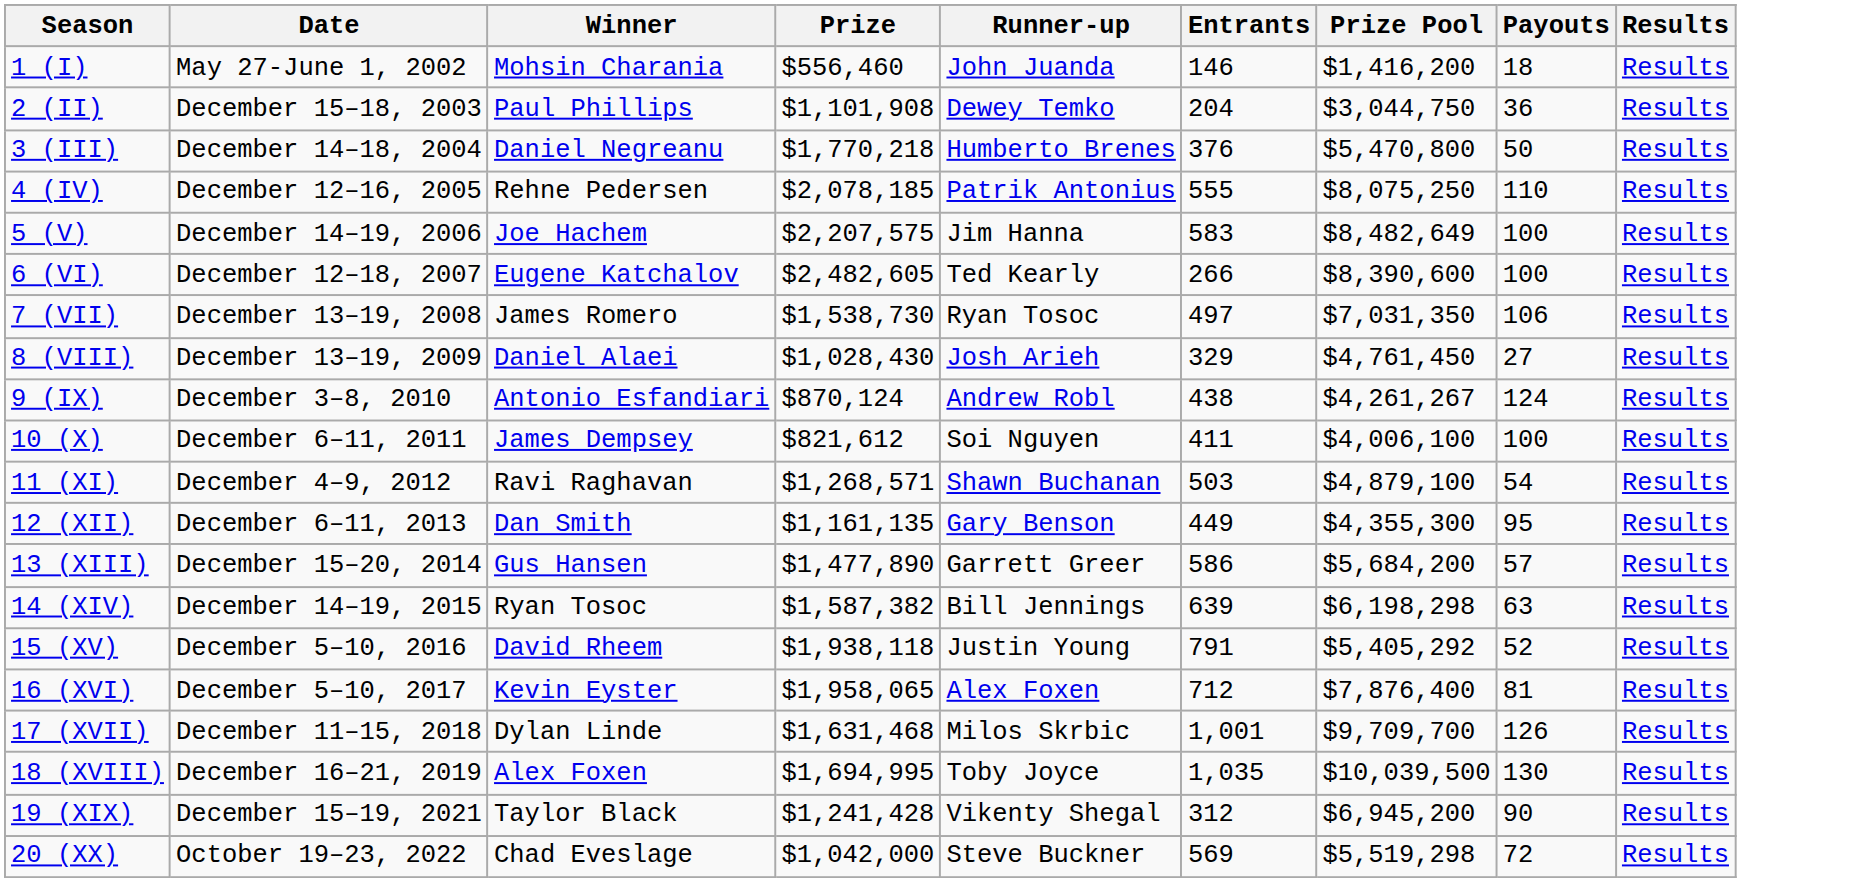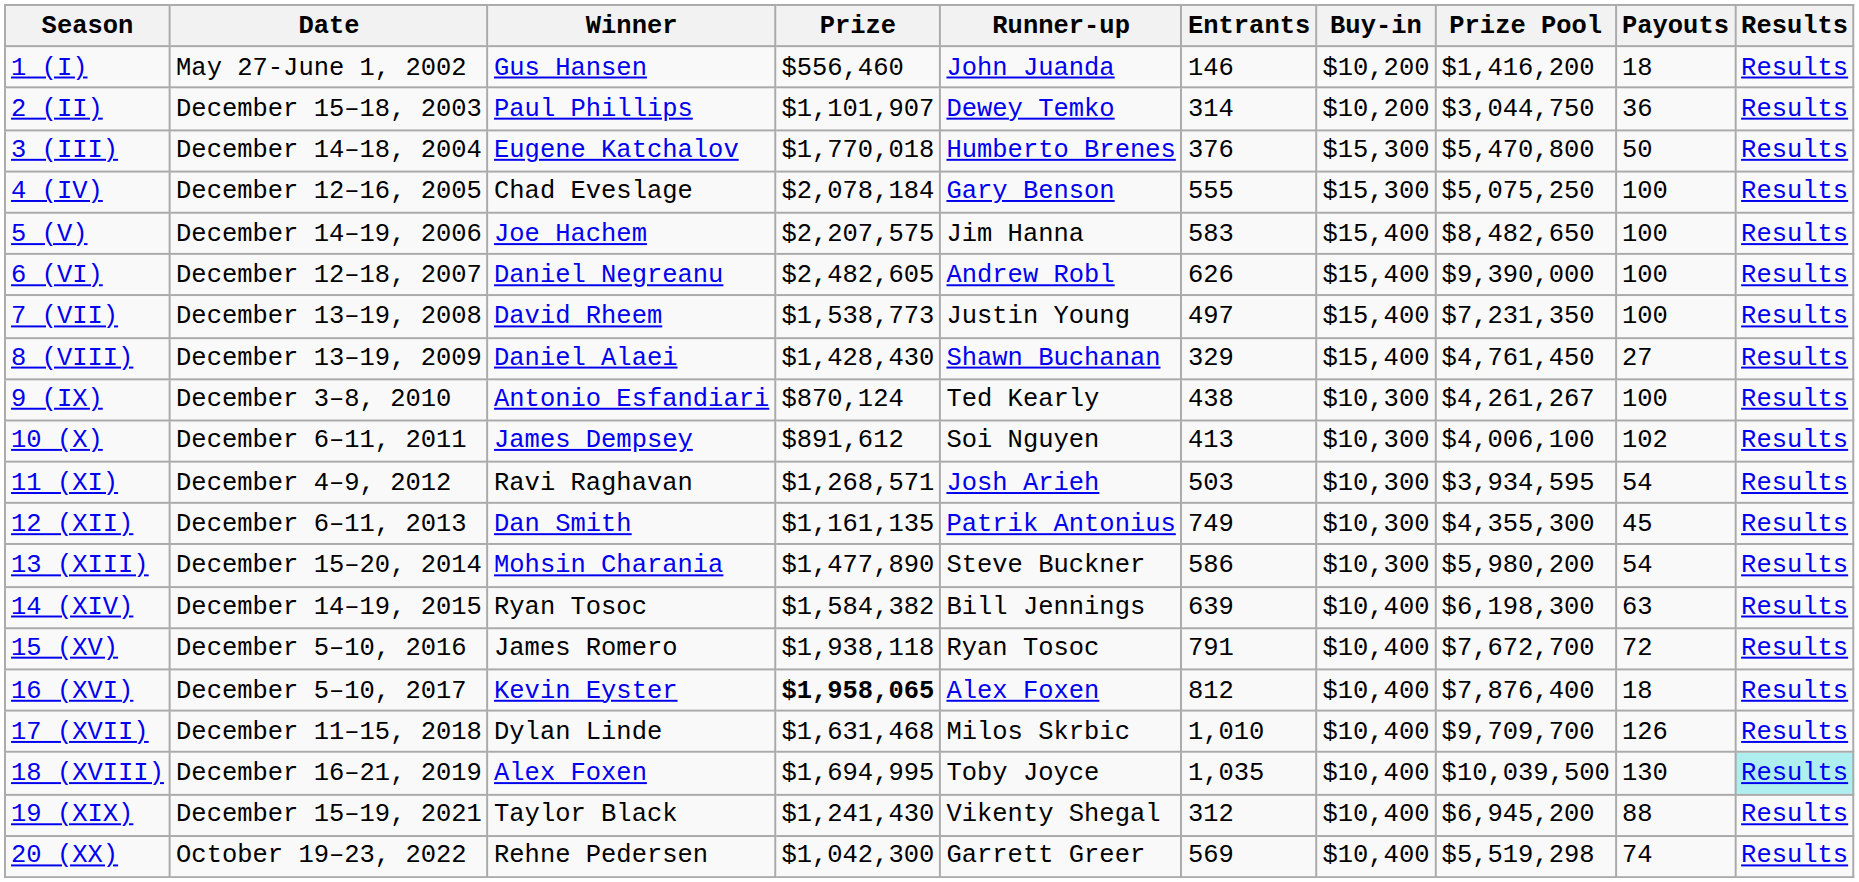+ column: (1376, 26)
(609, 67) Mohsin Charania -> (570, 67) Gus Hansen
(858, 109) $1,101,908 -> (858, 109) $1,101,907
(1211, 109) 204 -> (1211, 109) 314
(609, 150) Daniel Negreanu -> (616, 150) Eugene Katchalov
(858, 150) $1,770,218 -> (858, 150) $1,770,018
(601, 192) Rehne Pedersen -> (593, 192) Chad Eveslage
(858, 192) $2,078,185 -> (858, 192) $2,078,184
(1061, 192) Patrik Antonius -> (1031, 192) Gary Benson
(1399, 192) $8,075,250 -> (1518, 192) $5,075,250
(1526, 192) 110 -> (1645, 192) 100
(1399, 233) $8,482,649 -> (1518, 233) $8,482,650
(616, 275) Eugene Katchalov -> (609, 275) Daniel Negreanu
(1023, 275) Ted Kearly -> (1031, 275) Andrew Robl
(1211, 275) 266 -> (1211, 275) 626
(1399, 275) $8,390,600 -> (1518, 275) $9,390,000
(586, 316) James Romero -> (578, 316) David Rheem
(858, 316) $1,538,730 -> (858, 316) $1,538,773
(1023, 316) Ryan Tosoc -> (1038, 316) Justin Young
(1399, 316) $7,031,350 -> (1518, 316) $7,231,350
(1526, 316) 106 -> (1645, 316) 100
(858, 358) $1,028,430 -> (858, 358) $1,428,430
(1023, 358) Josh Arieh -> (1053, 358) Shawn Buchanan
(1031, 399) Andrew Robl -> (1023, 399) Ted Kearly
(1526, 399) 124 -> (1645, 399) 100
(843, 441) $821,612 -> (843, 441) $891,612
(1211, 441) 411 -> (1211, 441) 413
(1526, 441) 100 -> (1645, 441) 102
(1053, 483) Shawn Buchanan -> (1023, 483) Josh Arieh
(1399, 483) $4,879,100 -> (1518, 483) $3,934,595
(1031, 524) Gary Benson -> (1061, 524) Patrik Antonius
(1211, 524) 449 -> (1211, 524) 749
(1518, 524) 95 -> (1637, 524) 45
(570, 566) Gus Hansen -> (609, 566) Mohsin Charania
(1046, 566) Garrett Greer -> (1046, 566) Steve Buckner
(1399, 566) $5,684,200 -> (1518, 566) $5,980,200
(1518, 566) 57 -> (1637, 566) 54
(858, 607) $1,587,382 -> (858, 607) $1,584,382
(1399, 607) $6,198,298 -> (1518, 607) $6,198,300
(578, 649) David Rheem -> (586, 649) James Romero
(1038, 649) Justin Young -> (1023, 649) Ryan Tosoc
(1399, 649) $5,405,292 -> (1518, 649) $7,672,700
(1518, 649) 52 -> (1637, 649) 72
(858, 690) normal -> (858, 690) bold
(1211, 690) 712 -> (1211, 690) 812
(1518, 690) 81 -> (1637, 690) 18
(1226, 732) 1,001 -> (1226, 732) 1,010
(1675, 773) no background -> (1795, 773) paleturquoise background
(858, 815) $1,241,428 -> (858, 815) $1,241,430
(1518, 815) 90 -> (1637, 815) 88
(593, 856) Chad Eveslage -> (601, 856) Rehne Pedersen
(858, 856) $1,042,000 -> (858, 856) $1,042,300
(1046, 856) Steve Buckner -> (1046, 856) Garrett Greer
(1518, 856) 72 -> (1637, 856) 74
